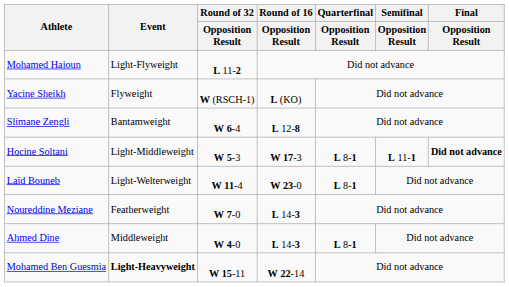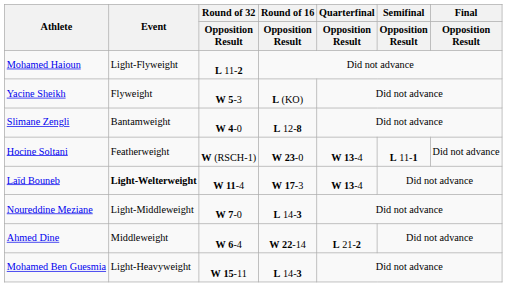(227, 100) W (RSCH-1) -> (229, 100) W 5-3
(227, 129) W 6-4 -> (229, 129) W 4-0
(152, 151) Light-Middleweight -> (140, 151) Featherweight
(227, 157) W 5-3 -> (229, 157) W (RSCH-1)
(286, 157) W 17-3 -> (288, 157) W 23-0
(345, 157) L 8-1 -> (347, 157) W 13-4
(466, 151) bold -> (466, 151) normal
(151, 180) normal -> (154, 180) bold
(286, 186) W 23-0 -> (288, 186) W 17-3
(345, 186) L 8-1 -> (347, 186) W 13-4
(140, 209) Featherweight -> (152, 209) Light-Middleweight
(227, 244) W 4-0 -> (229, 244) W 6-4
(286, 244) L 14-3 -> (288, 244) W 22-14
(345, 244) L 8-1 -> (347, 244) L 21-2
(153, 267) bold -> (151, 267) normal
(286, 273) W 22-14 -> (288, 273) L 14-3
